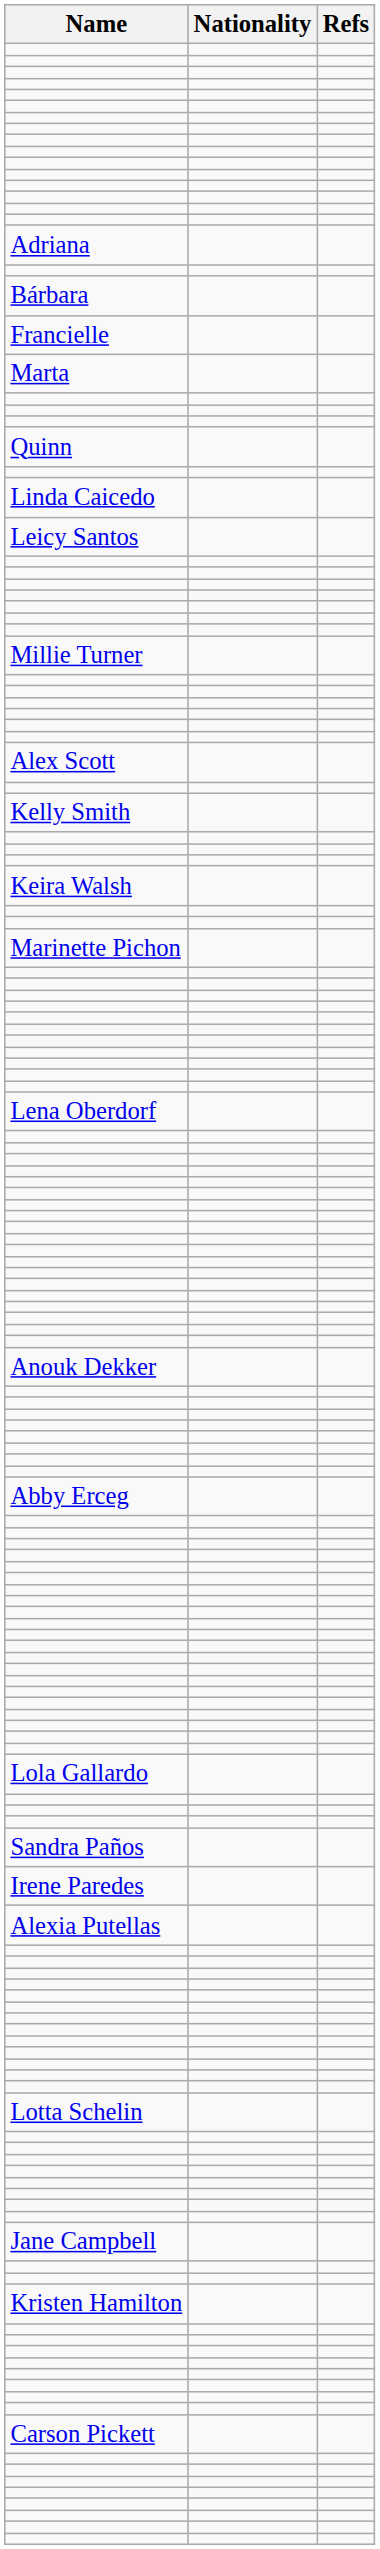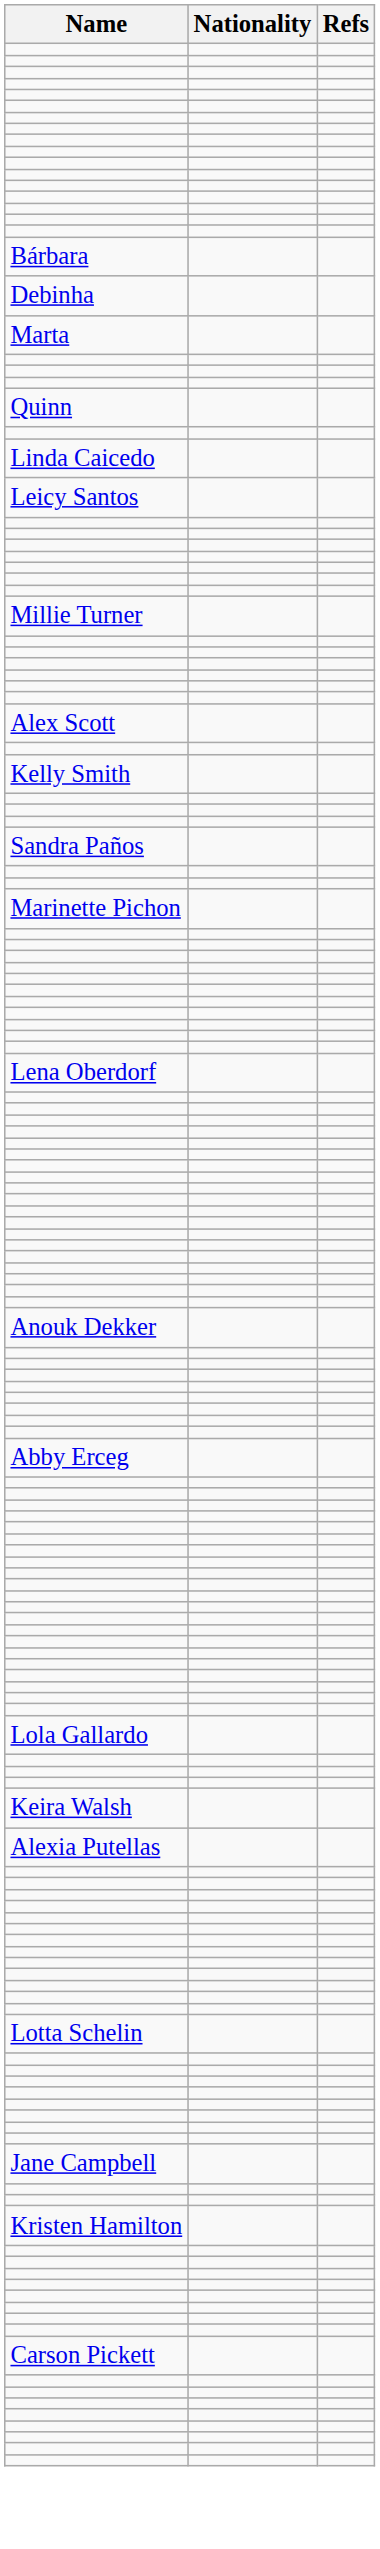- row: (50, 244)
+ row: (52, 295)
- row: (60, 334)
rows swapped: (71, 885) <-> (77, 1846)
- row: (77, 1885)
